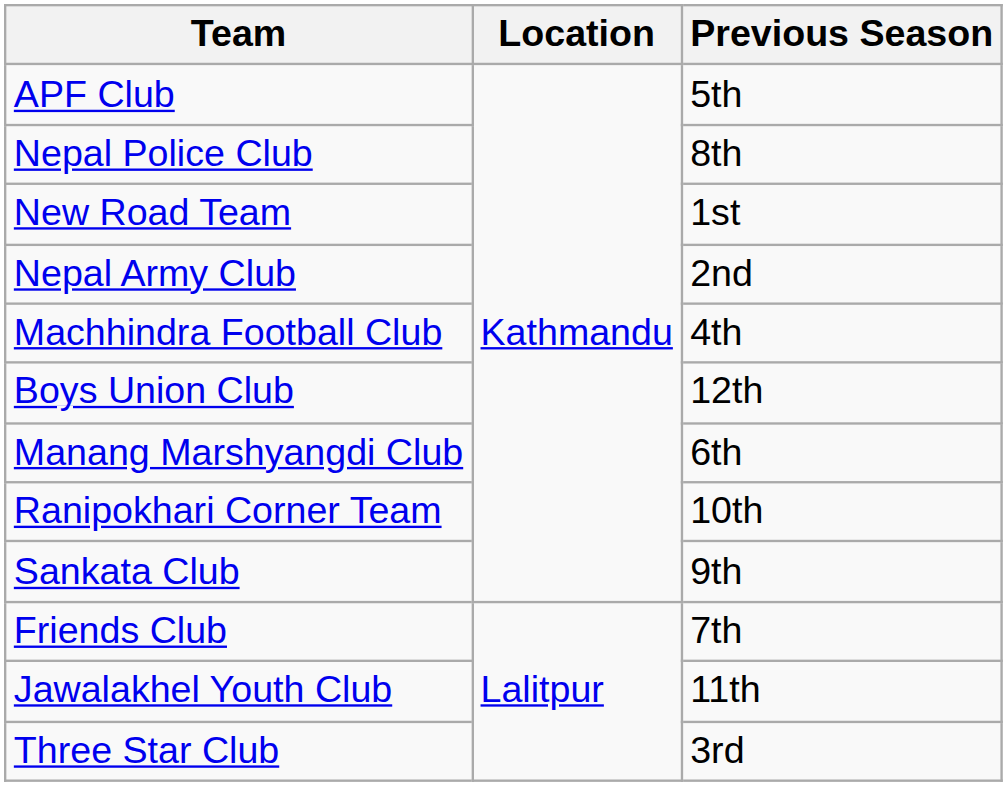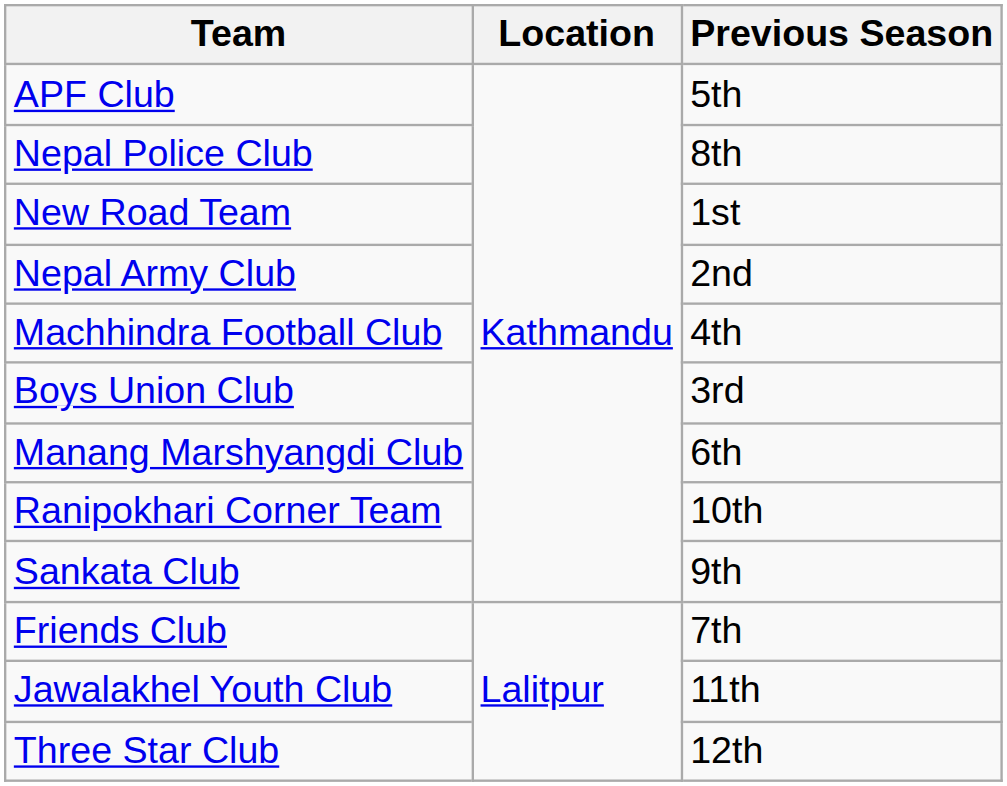(727, 392) 12th -> (717, 392) 3rd
(717, 749) 3rd -> (727, 749) 12th
